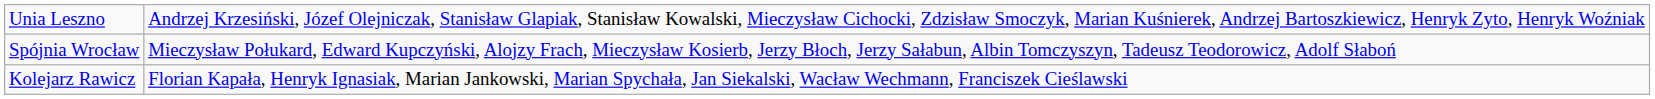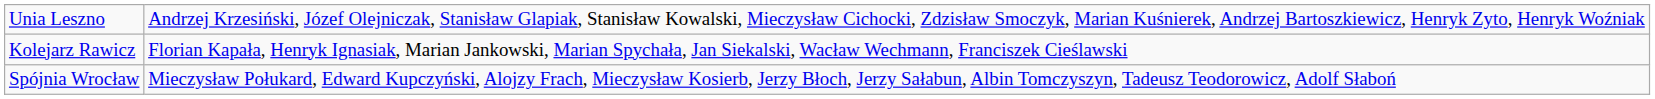rows swapped: (74, 49) <-> (72, 79)
